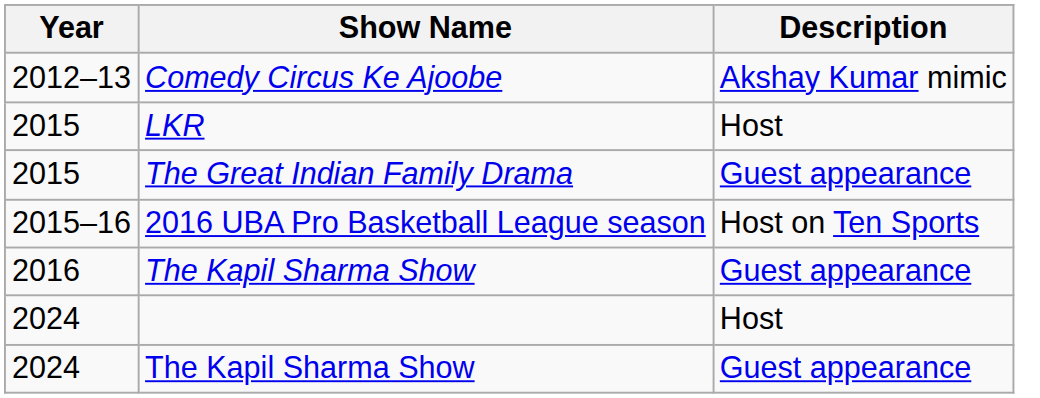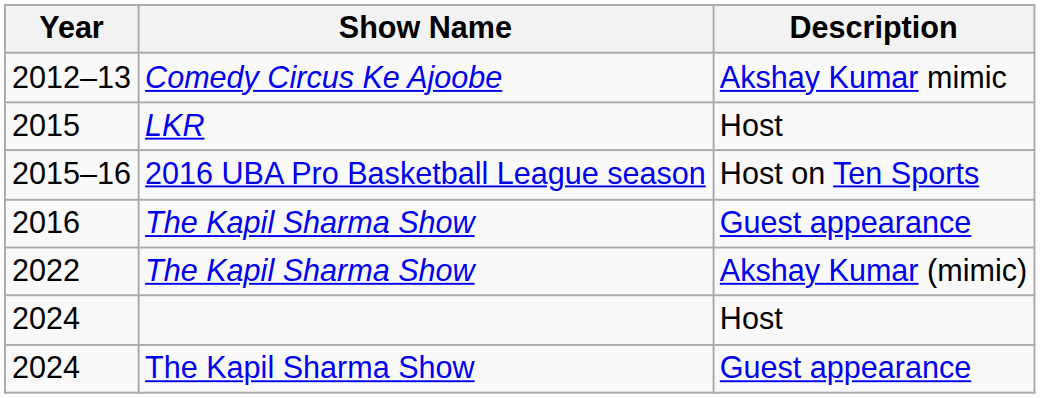- row: (46, 174)
+ row: (46, 271)
